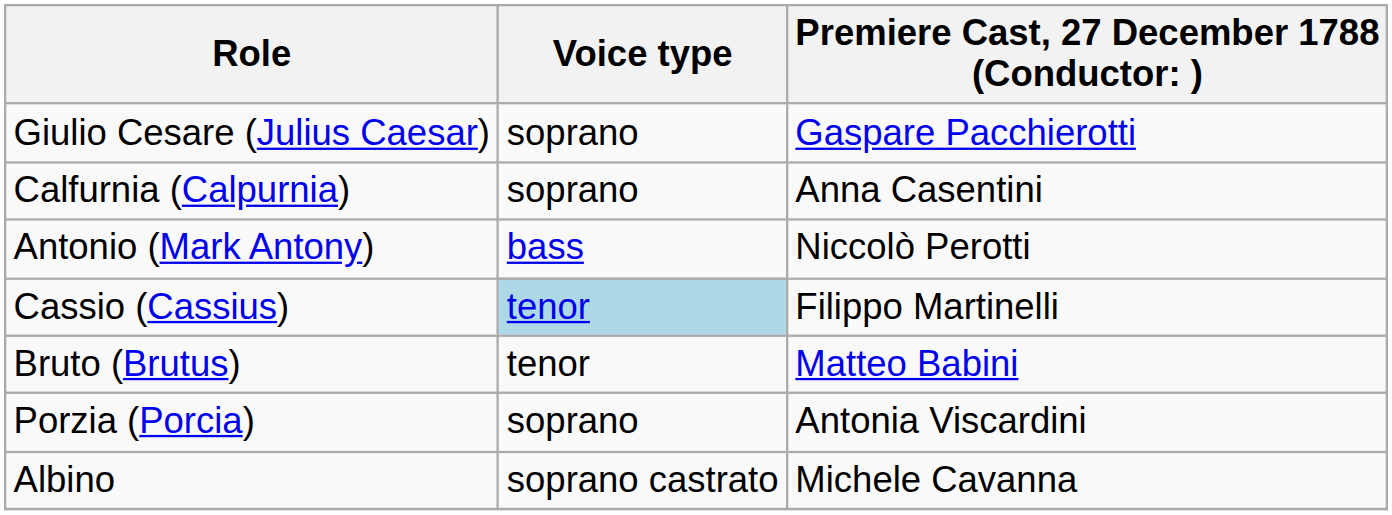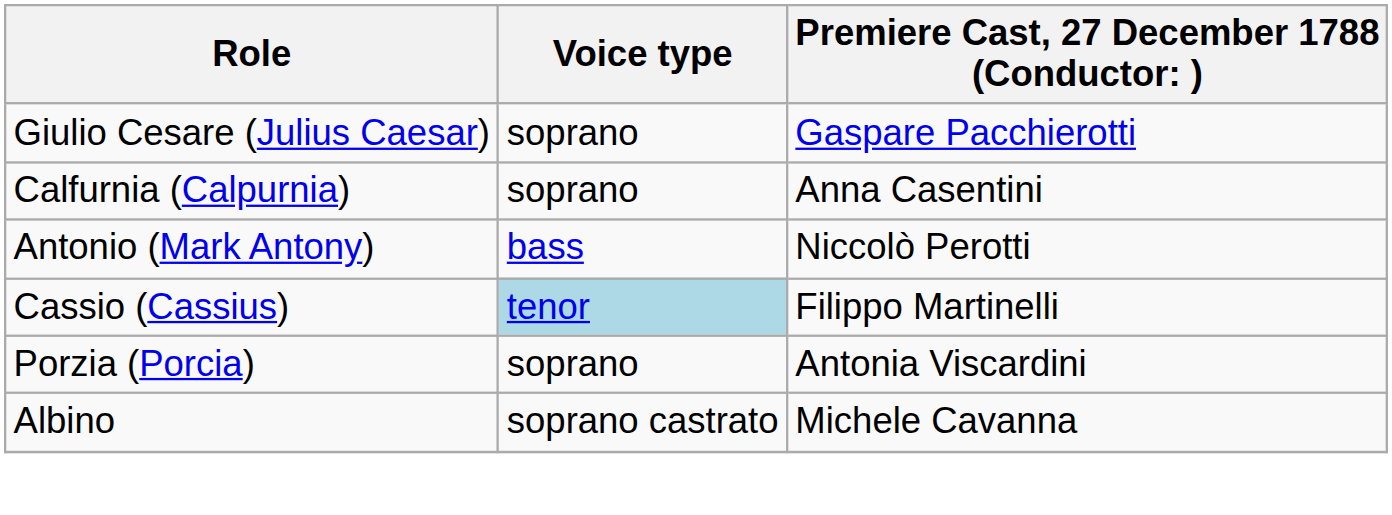- row: (127, 363)
